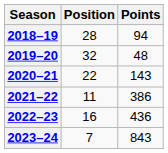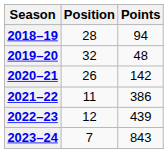(89, 76) 22 -> (89, 76) 26
(141, 76) 143 -> (141, 76) 142
(89, 117) 16 -> (89, 117) 12
(141, 117) 436 -> (141, 117) 439
